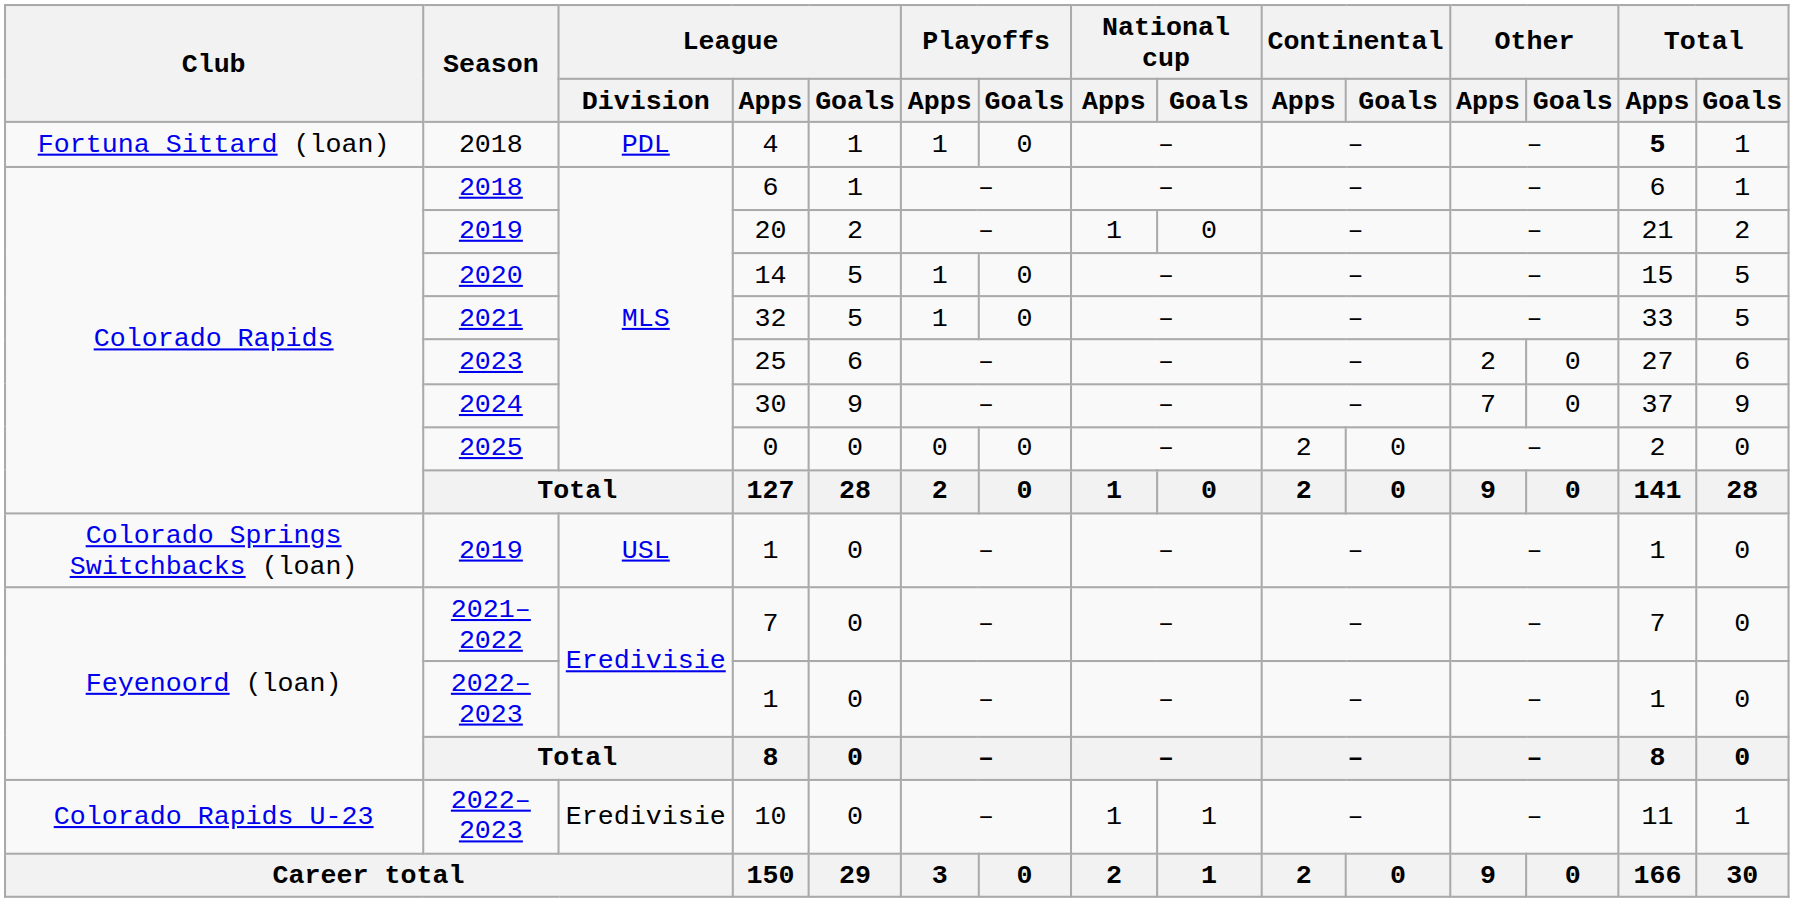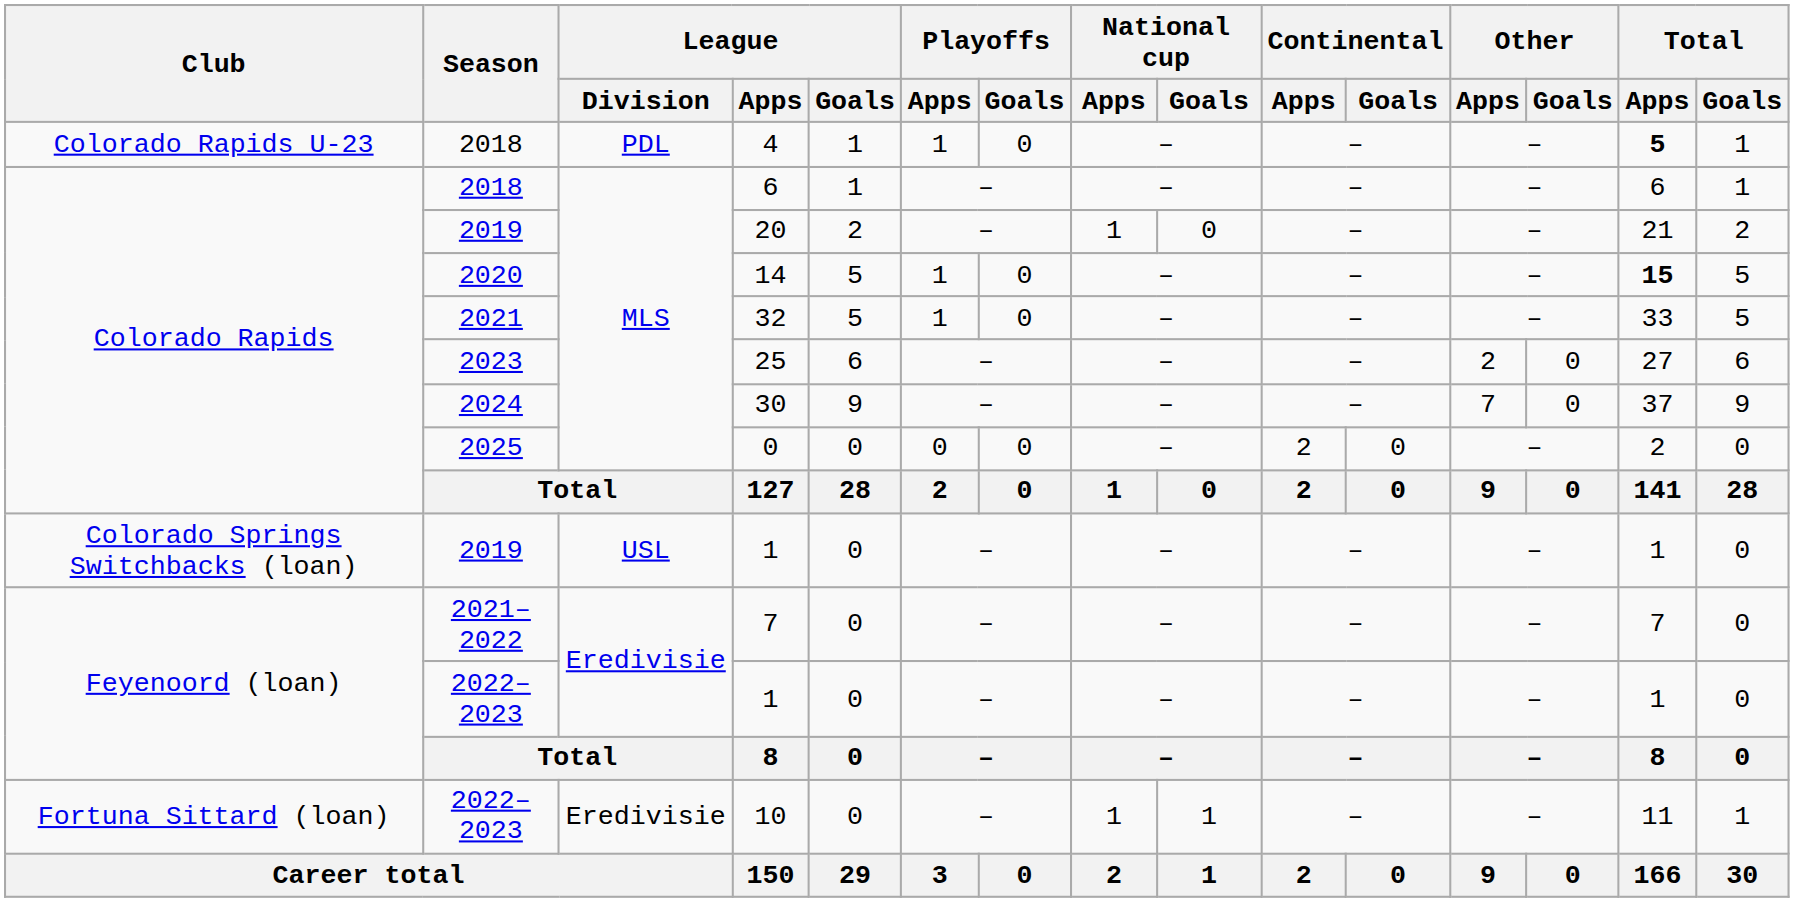(214, 144) Fortuna Sittard (loan) -> (214, 144) Colorado Rapids U-23
(1657, 275) normal -> (1657, 275) bold
(214, 817) Colorado Rapids U-23 -> (214, 817) Fortuna Sittard (loan)
